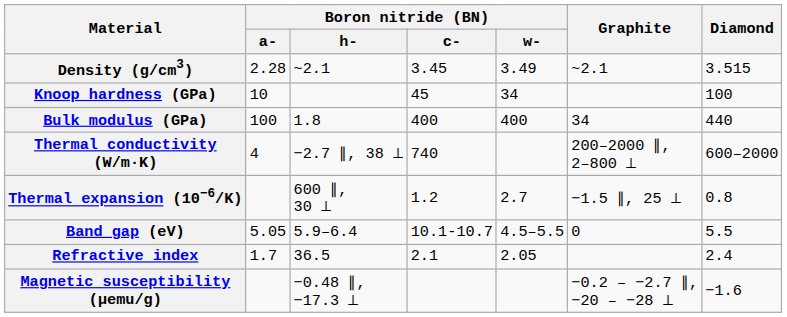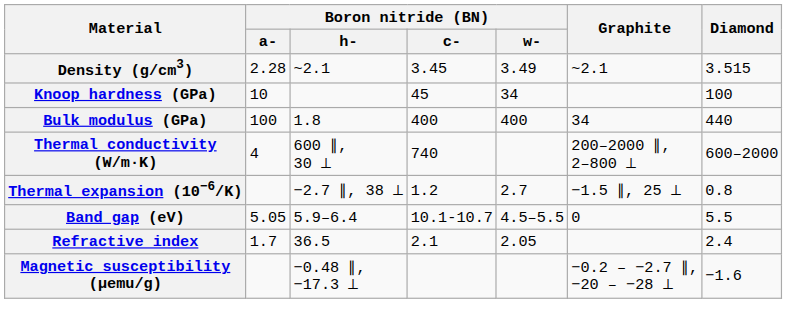(349, 155) −2.7 ∥, 38 ⟂ -> (320, 155) 600 ∥, 30 ⟂
(320, 198) 600 ∥, 30 ⟂ -> (349, 191) −2.7 ∥, 38 ⟂
